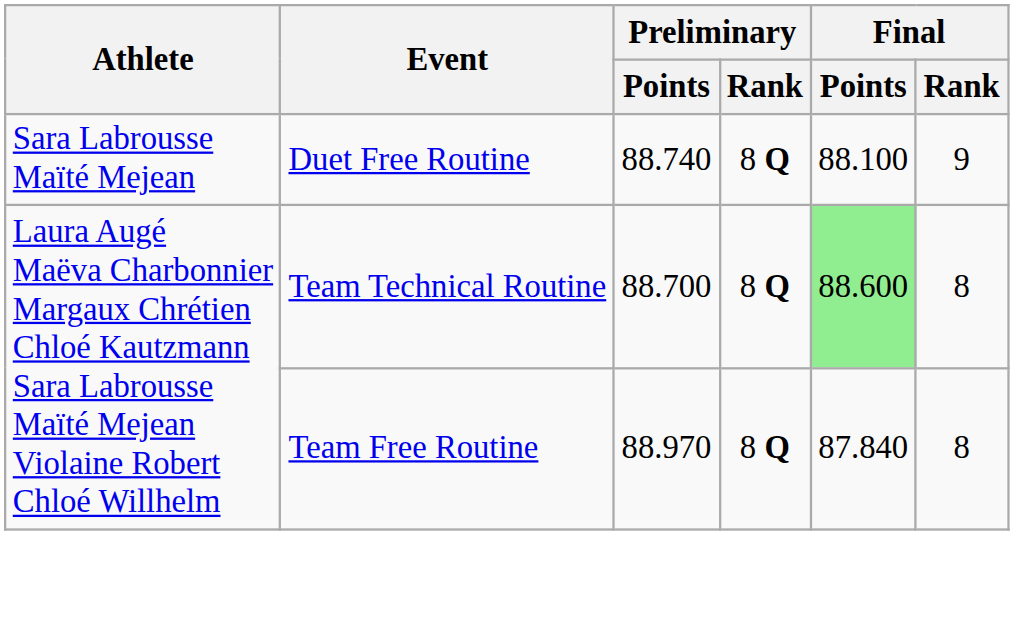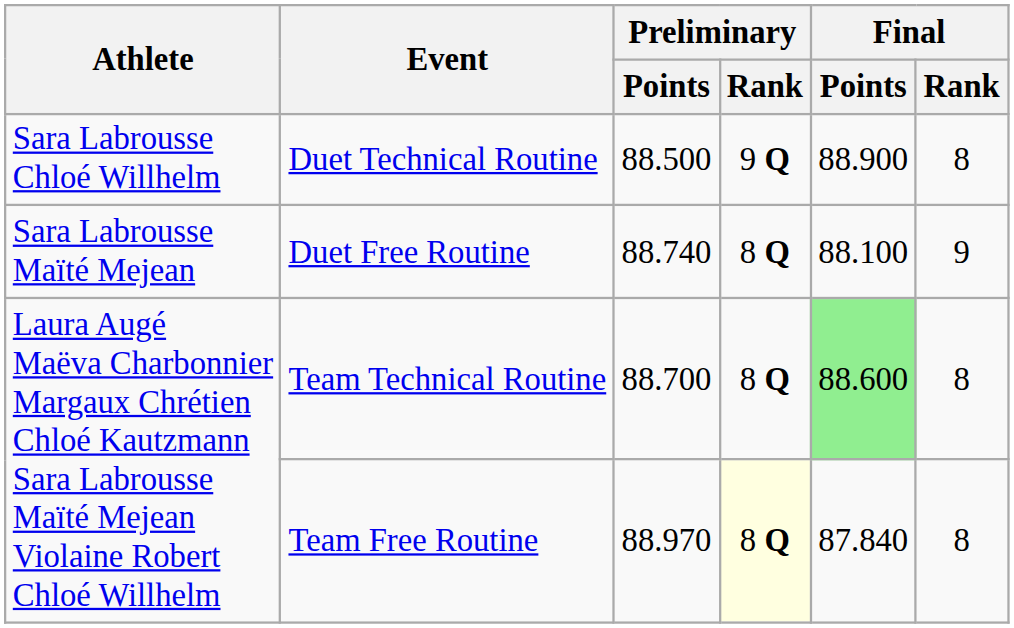+ row: (443, 158)
(765, 448) no background -> (765, 540) lightyellow background
